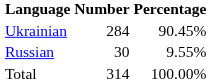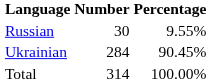rows swapped: (36, 30) <-> (29, 52)
